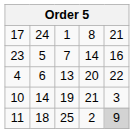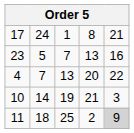(92, 56) 14 -> (92, 56) 13
(42, 76) 6 -> (42, 76) 7
